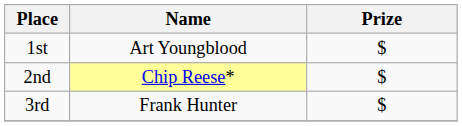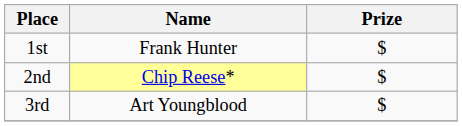(188, 47) Art Youngblood -> (188, 47) Frank Hunter
(188, 105) Frank Hunter -> (188, 105) Art Youngblood
